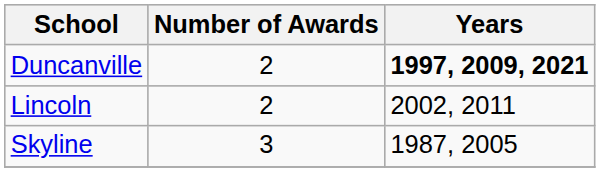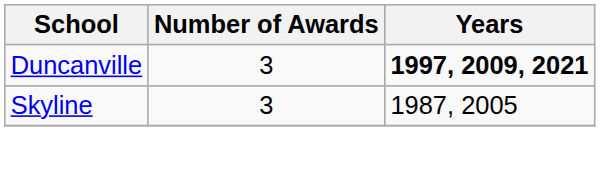(266, 65) 2 -> (266, 65) 3
- row: (51, 105)
